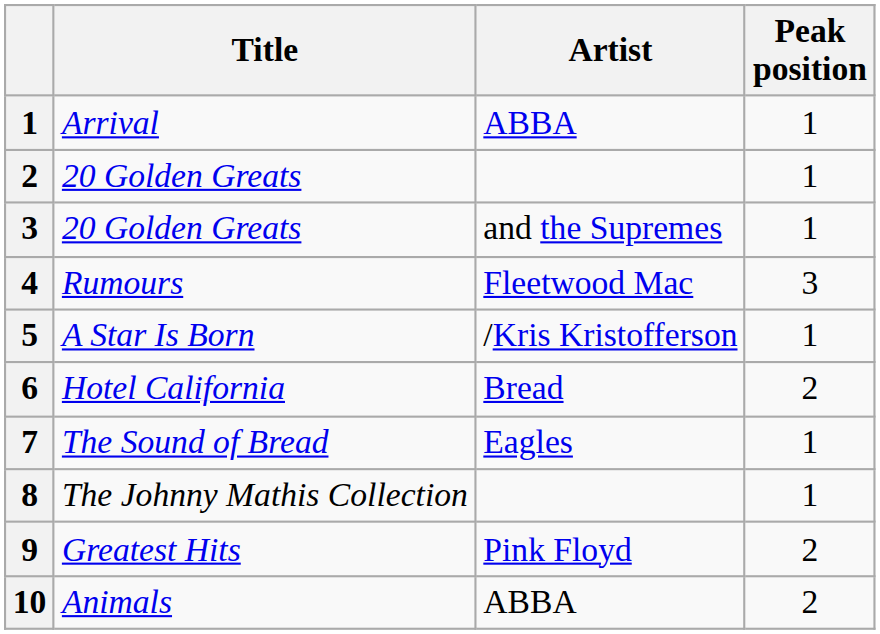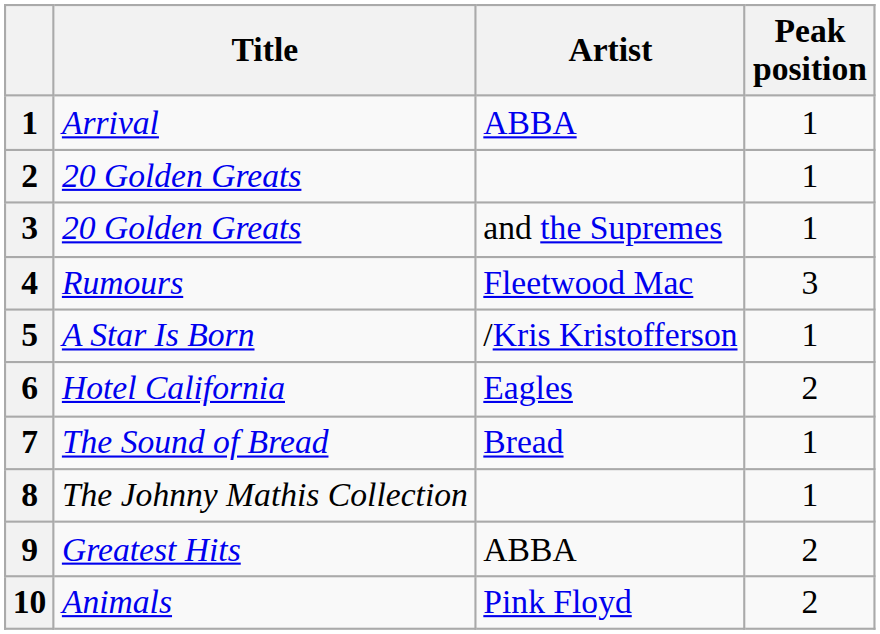(523, 388) Bread -> (528, 388) Eagles
(528, 441) Eagles -> (523, 441) Bread
(558, 548) Pink Floyd -> (530, 548) ABBA
(530, 601) ABBA -> (558, 601) Pink Floyd
